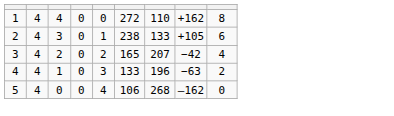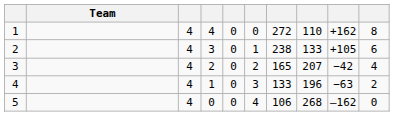+ column: (103, 13)
